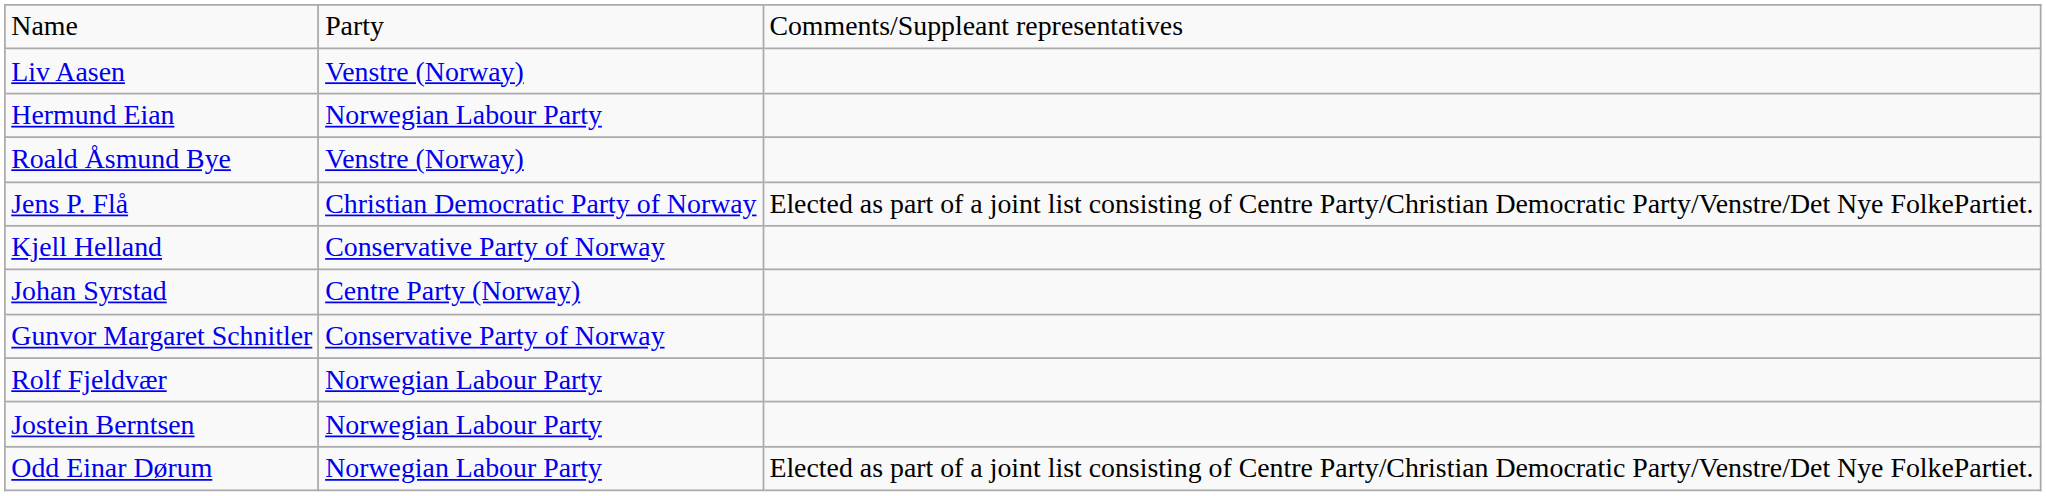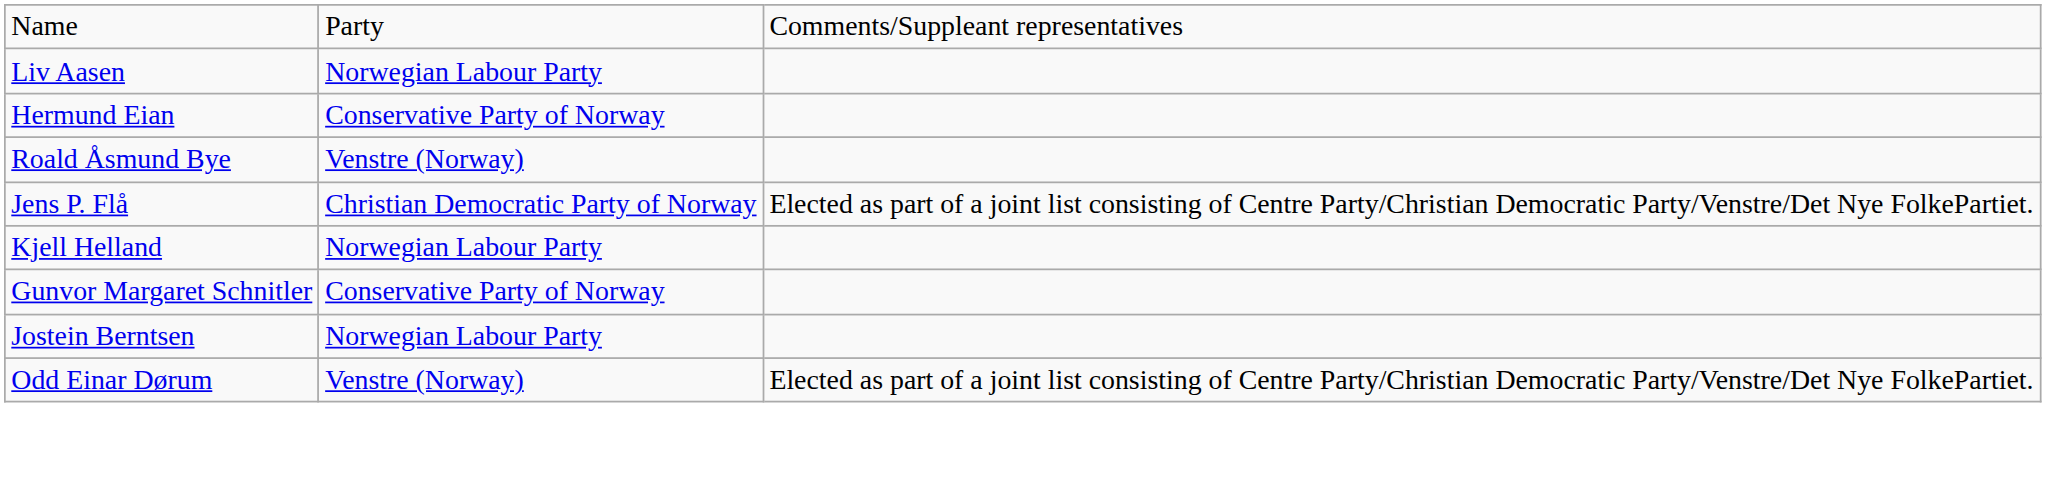(424, 70) Venstre (Norway) -> (464, 70) Norwegian Labour Party
(464, 114) Norwegian Labour Party -> (495, 114) Conservative Party of Norway
(495, 247) Conservative Party of Norway -> (464, 247) Norwegian Labour Party
- row: (89, 291)
- row: (89, 379)
(464, 468) Norwegian Labour Party -> (424, 379) Venstre (Norway)
